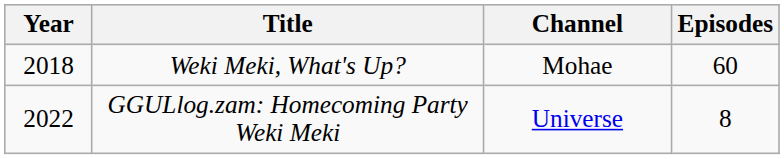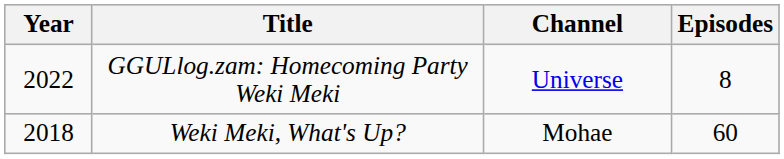rows swapped: (288, 64) <-> (288, 118)
